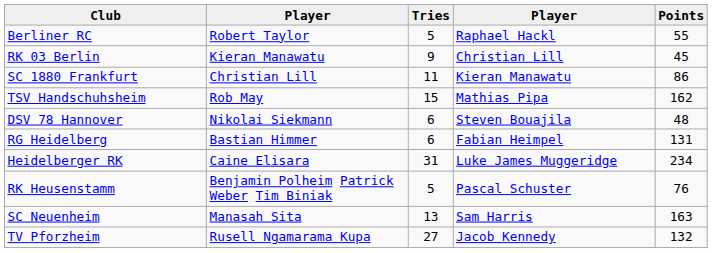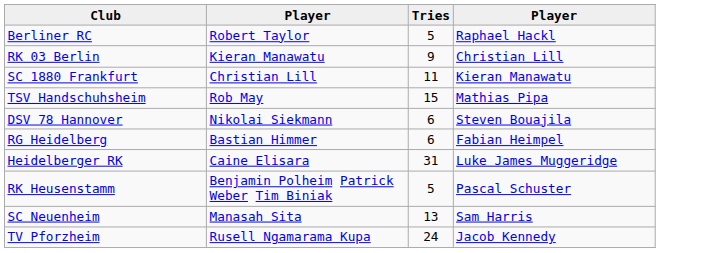- column: (681, 15)
(431, 237) 27 -> (431, 237) 24
